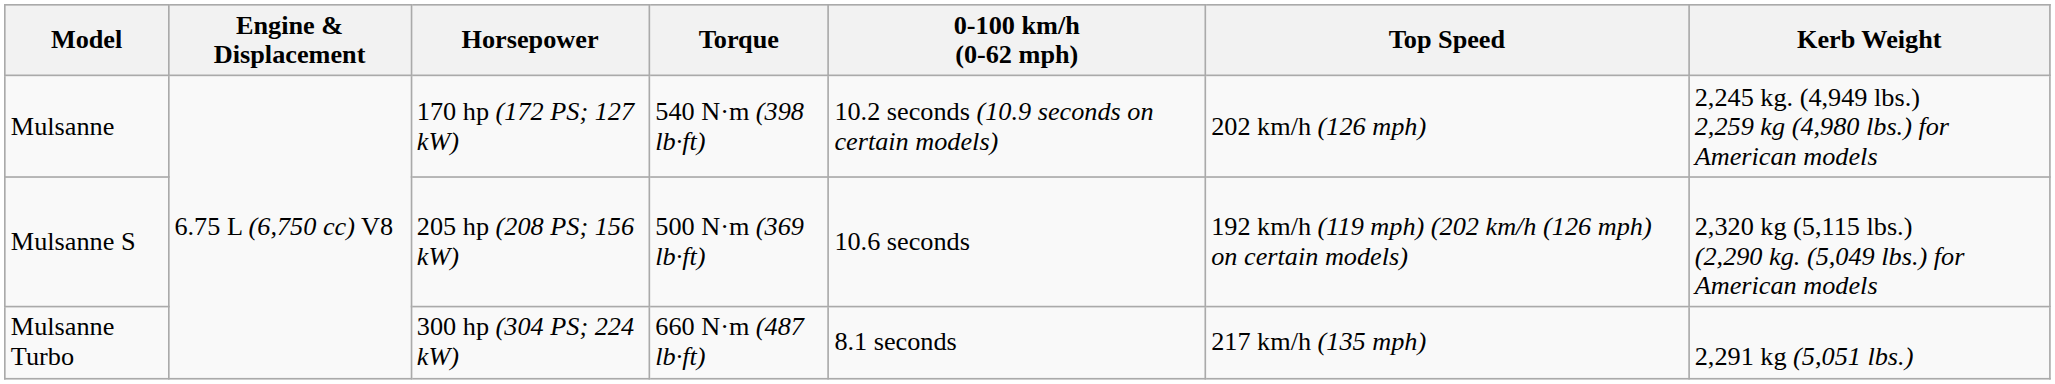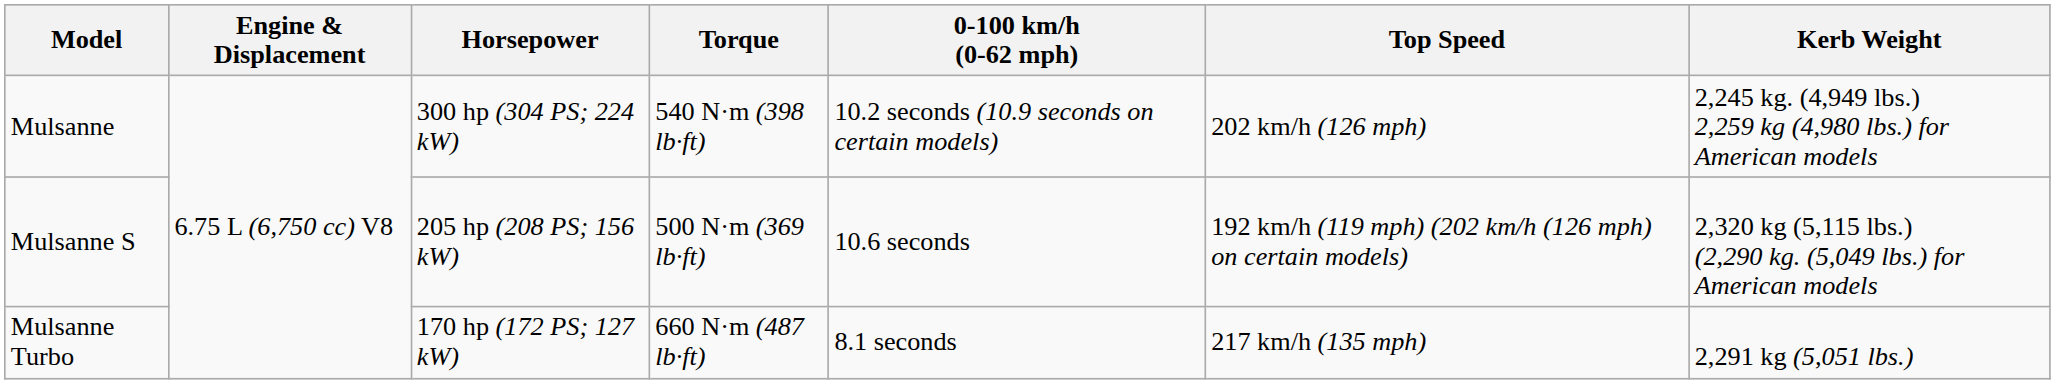(525, 125) 170 hp (172 PS; 127 kW) -> (525, 125) 300 hp (304 PS; 224 kW)
(525, 342) 300 hp (304 PS; 224 kW) -> (525, 342) 170 hp (172 PS; 127 kW)
